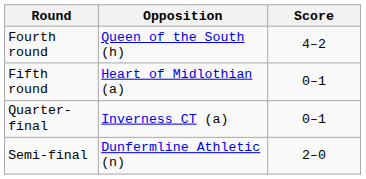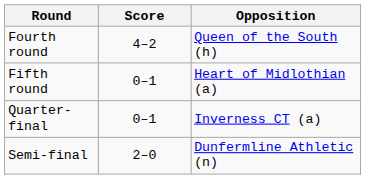columns swapped: (183, 16) <-> (314, 16)
